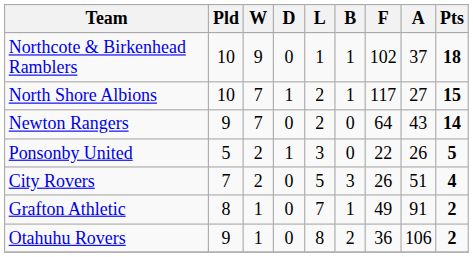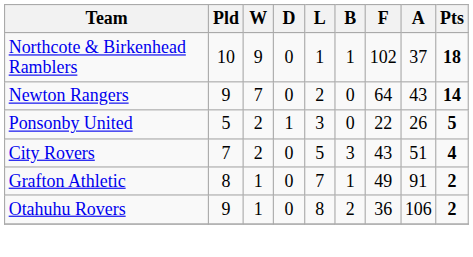- row: (83, 95)
(383, 180) 26 -> (383, 152) 43
